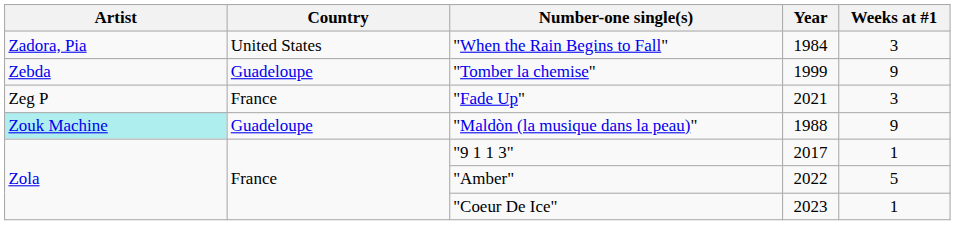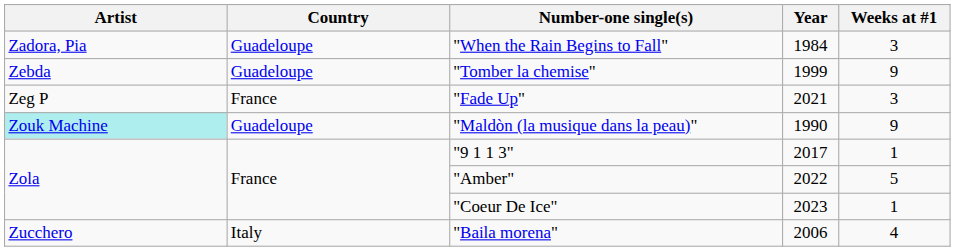(276, 44) United States -> (272, 44) Guadeloupe
(811, 125) 1988 -> (811, 125) 1990
+ row: (506, 233)
